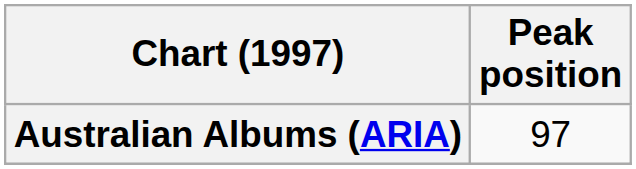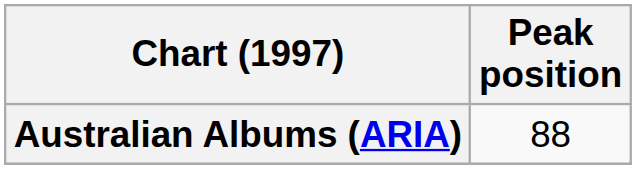(551, 133) 97 -> (551, 133) 88
